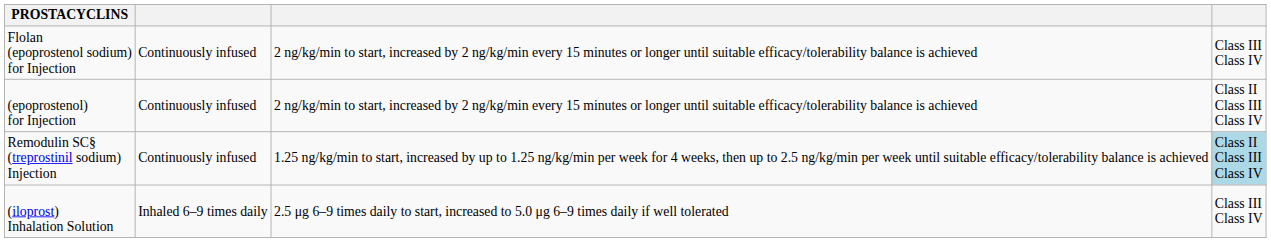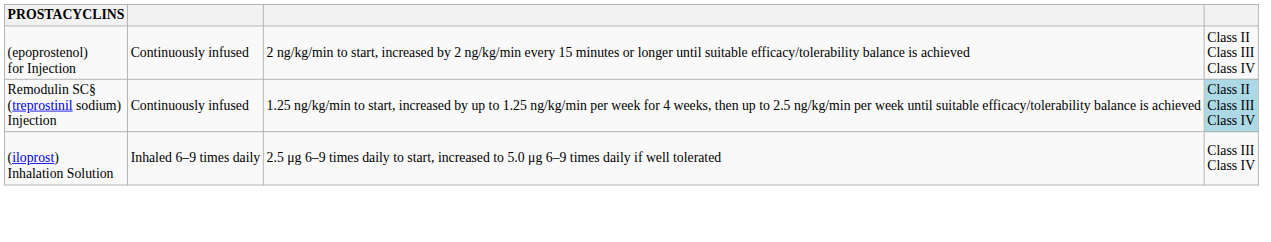- row: (70, 52)
